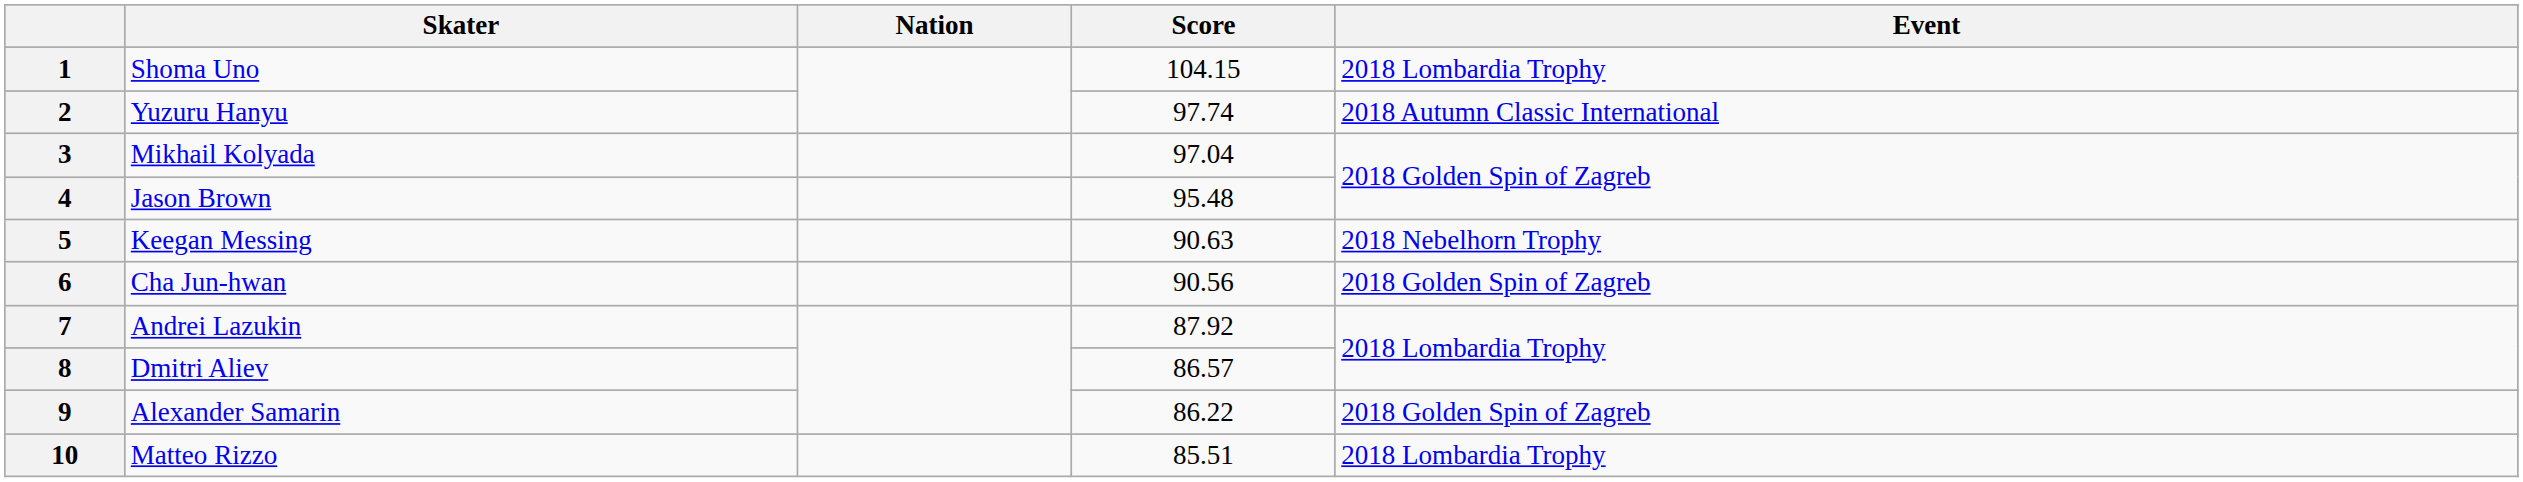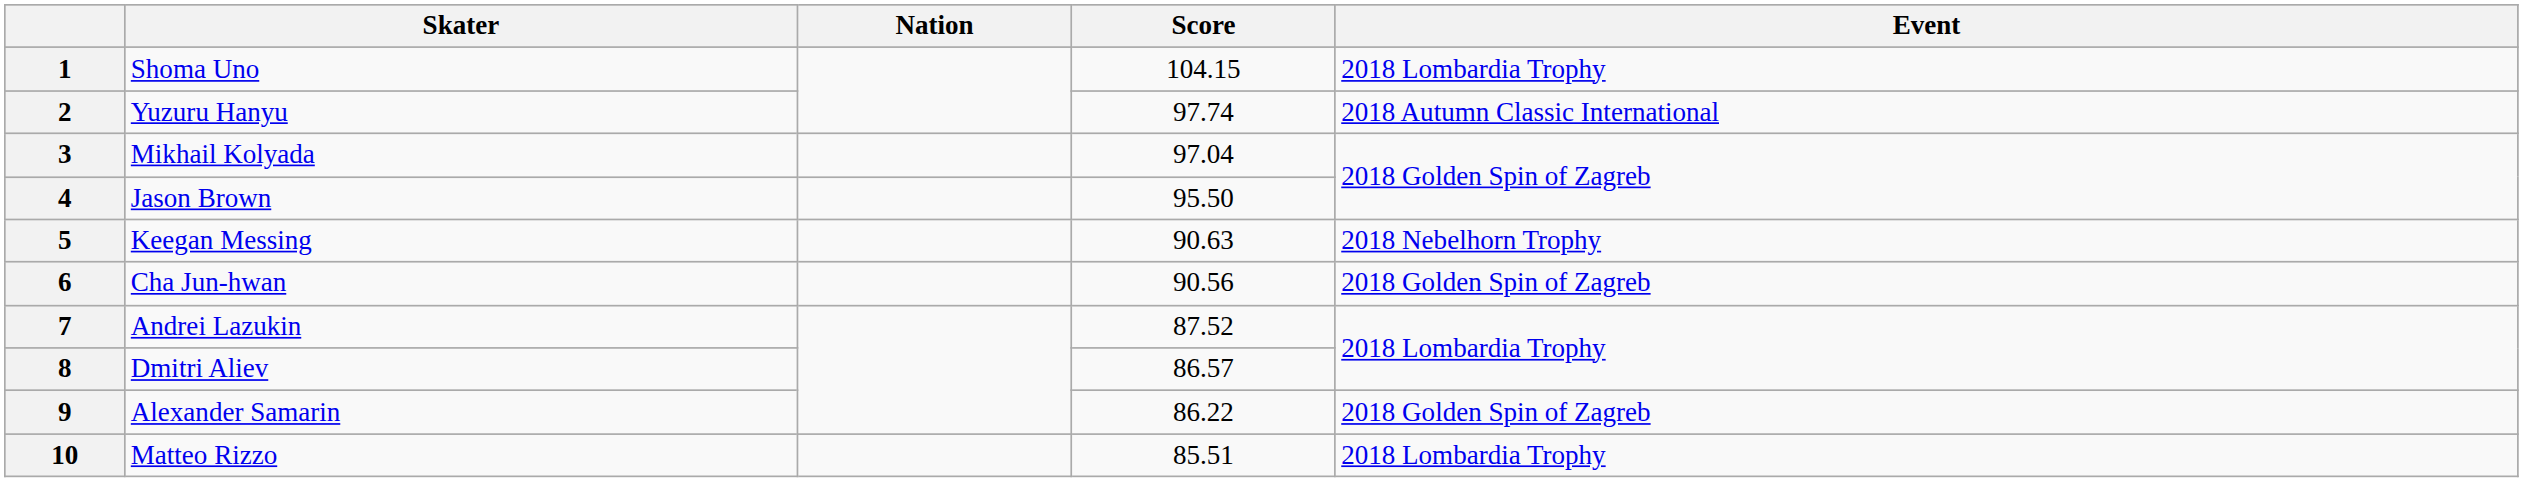(1203, 197) 95.48 -> (1203, 197) 95.50
(1203, 326) 87.92 -> (1203, 326) 87.52
